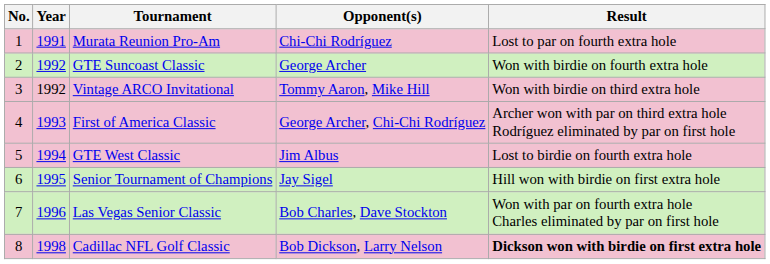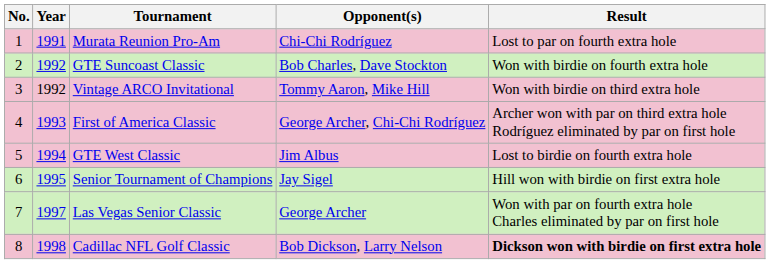(323, 65) George Archer -> (363, 65) Bob Charles, Dave Stockton
(51, 213) 1996 -> (51, 213) 1997
(363, 213) Bob Charles, Dave Stockton -> (323, 213) George Archer
